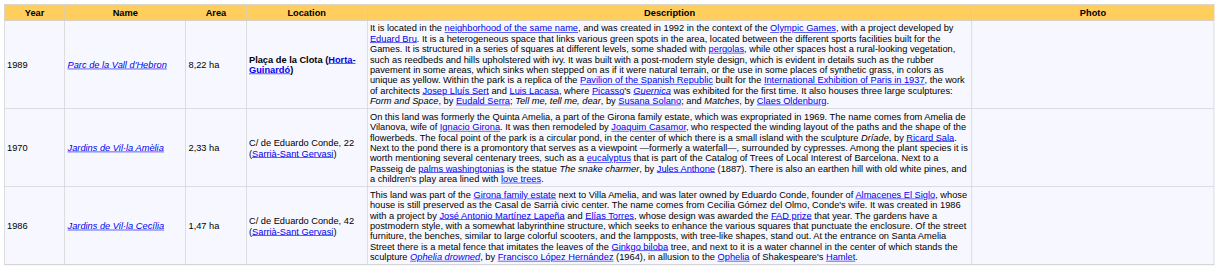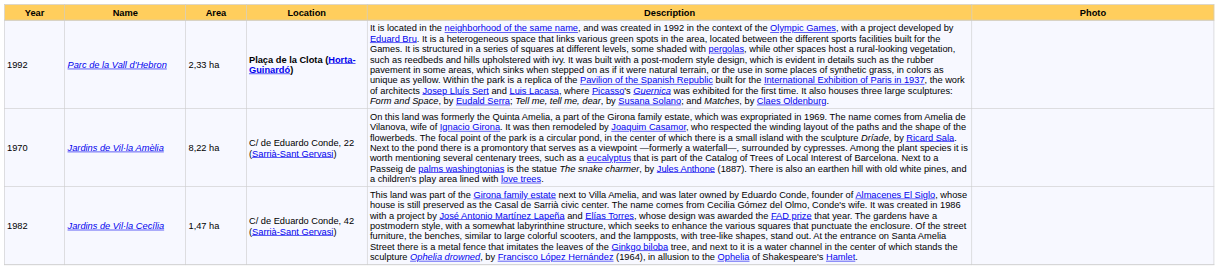(17, 64) 1989 -> (17, 64) 1992
(204, 64) 8,22 ha -> (204, 64) 2,33 ha
(204, 148) 2,33 ha -> (204, 148) 8,22 ha
(17, 226) 1986 -> (17, 226) 1982
